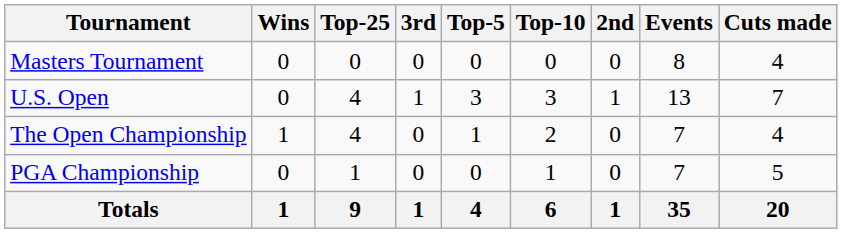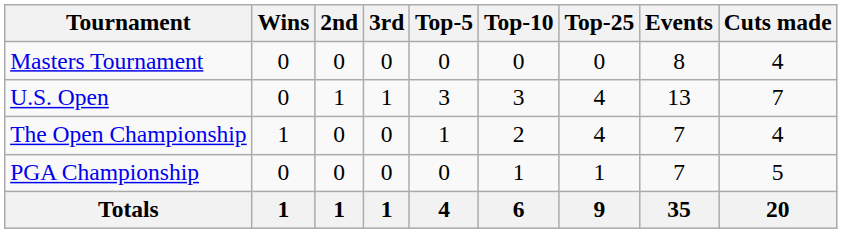columns swapped: (615, 23) <-> (355, 23)
